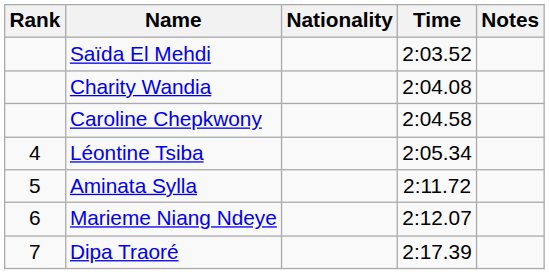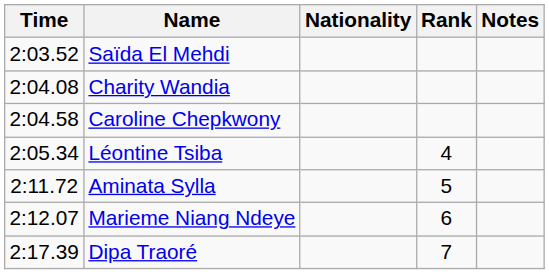columns swapped: (35, 20) <-> (437, 20)
